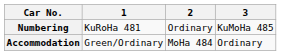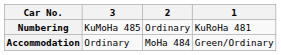columns swapped: (124, 12) <-> (245, 12)
